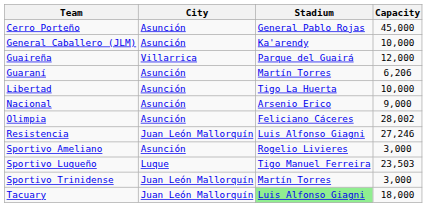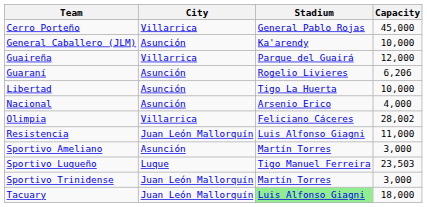(163, 27) Asunción -> (169, 27) Villarrica
(294, 73) Martín Torres -> (303, 73) Rogelio Livieres
(398, 104) 9,000 -> (398, 104) 4,000
(163, 119) Asunción -> (169, 119) Villarrica
(398, 134) 27,246 -> (398, 134) 11,000
(303, 149) Rogelio Livieres -> (294, 149) Martín Torres
